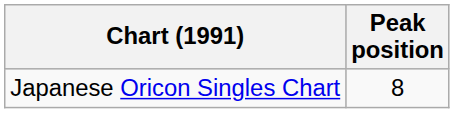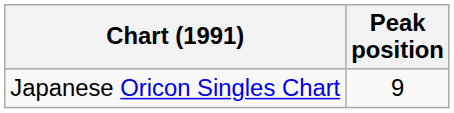(398, 88) 8 -> (398, 88) 9
